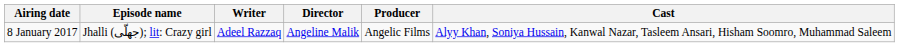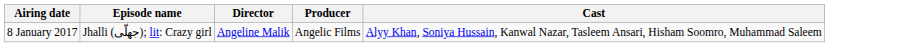- column: (249, 13)
